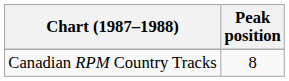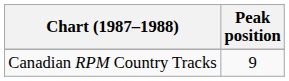(253, 62) 8 -> (253, 62) 9
